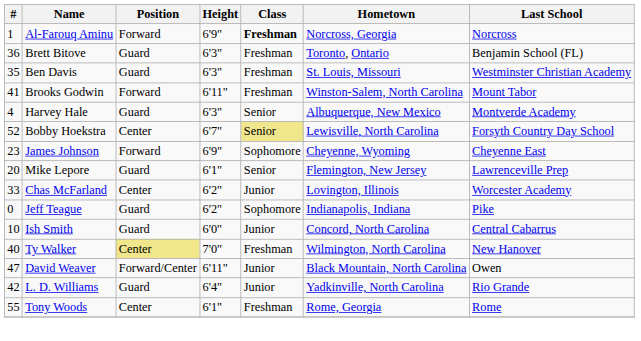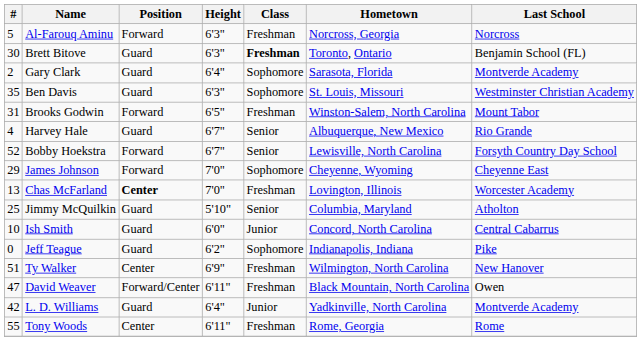(10, 33) 1 -> (10, 33) 5
(212, 33) 6'9" -> (215, 33) 6'3"
(270, 33) bold -> (271, 33) normal
(13, 53) 36 -> (13, 53) 30
(268, 53) normal -> (273, 53) bold
+ row: (53, 72)
(268, 72) Freshman -> (275, 92) Sophomore
(13, 92) 41 -> (13, 111) 31
(215, 92) 6'11" -> (215, 111) 6'5"
(212, 111) 6'3" -> (215, 131) 6'7"
(524, 111) Montverde Academy -> (503, 131) Rio Grande
(135, 131) Center -> (142, 151) Forward
(260, 131) khaki background -> (263, 151) no background
(13, 151) 23 -> (13, 170) 29
(212, 151) 6'9" -> (215, 170) 7'0"
- row: (57, 170)
(13, 190) 33 -> (13, 190) 13
(135, 190) normal -> (140, 190) bold
(212, 190) 6'2" -> (215, 190) 7'0"
(259, 190) Junior -> (271, 190) Freshman
+ row: (71, 209)
rows swapped: (49, 229) <-> (53, 209)
(13, 248) 40 -> (13, 268) 51
(135, 248) khaki background -> (138, 268) no background
(212, 248) 7'0" -> (215, 268) 6'9"
(259, 268) Junior -> (271, 287) Freshman
(501, 287) Rio Grande -> (527, 307) Montverde Academy
(212, 307) 6'1" -> (218, 326) 6'11"
